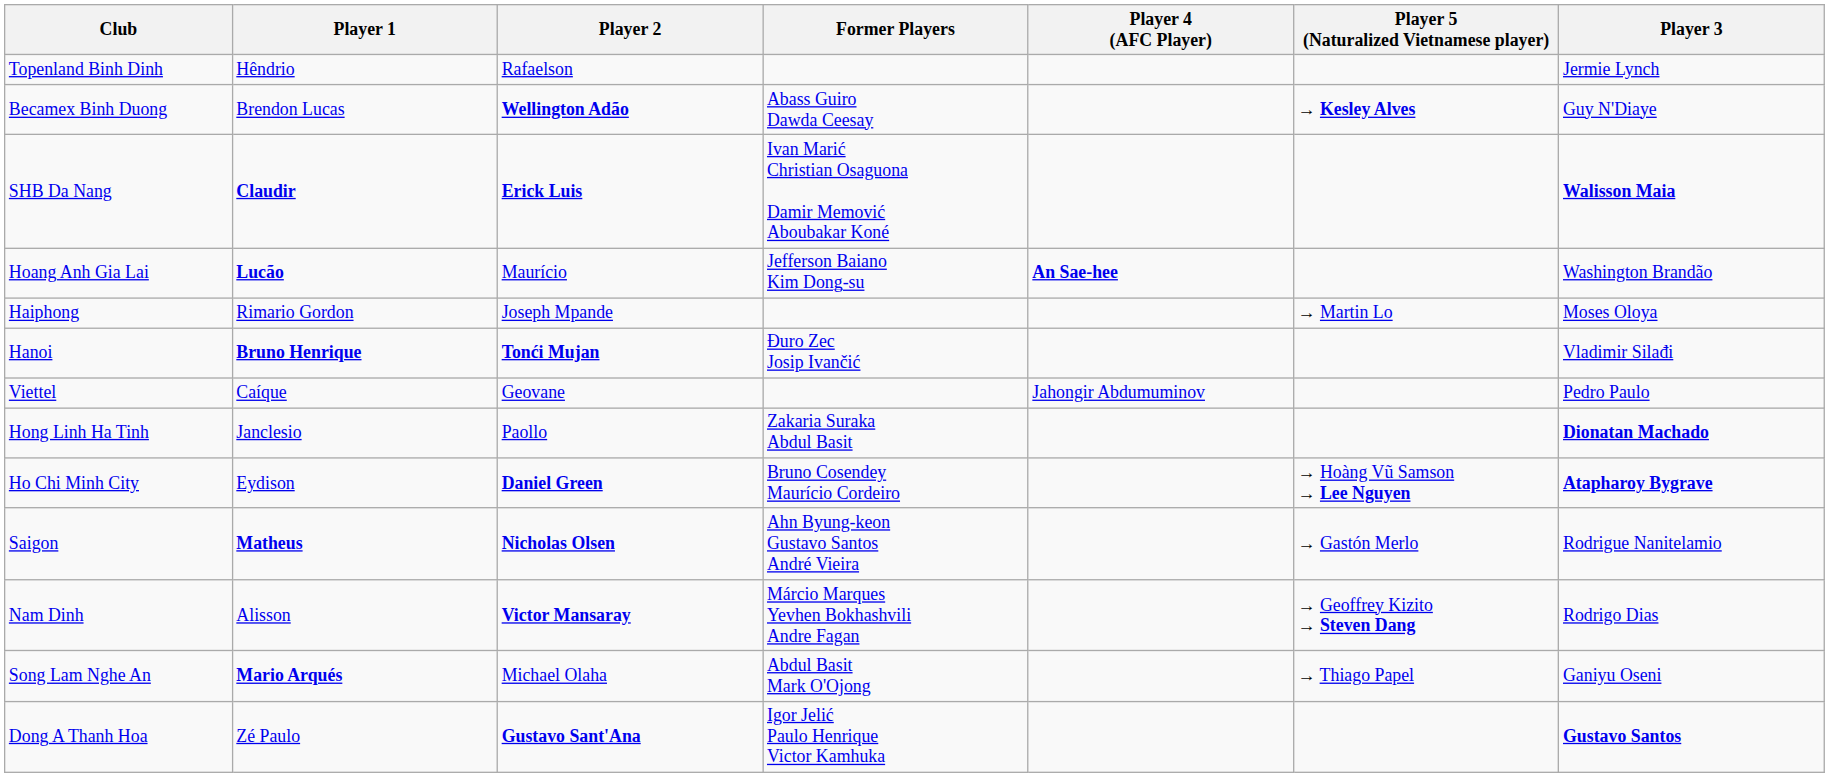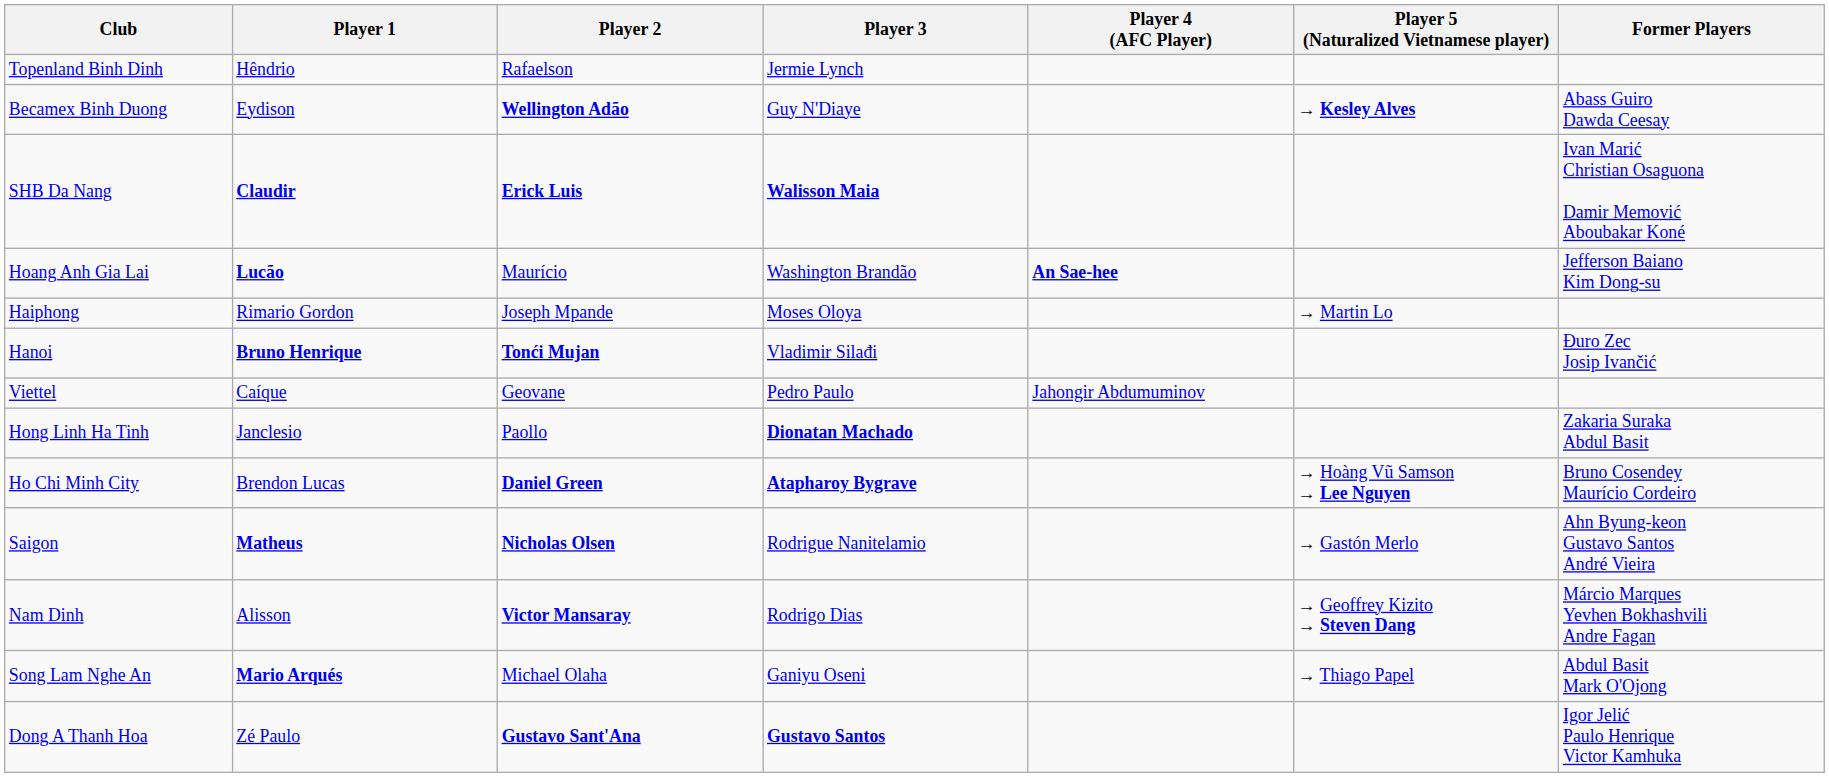columns swapped: (1691, 29) <-> (895, 29)
(290, 109) Brendon Lucas -> (266, 109) Eydison
(266, 482) Eydison -> (290, 482) Brendon Lucas
